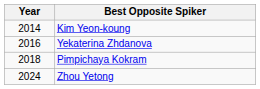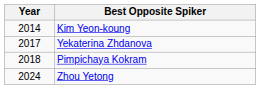(29, 44) 2016 -> (29, 44) 2017
